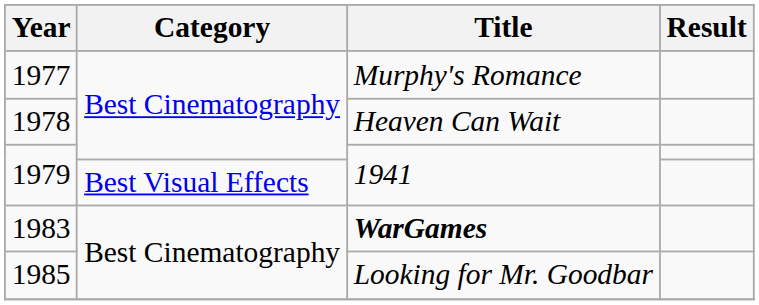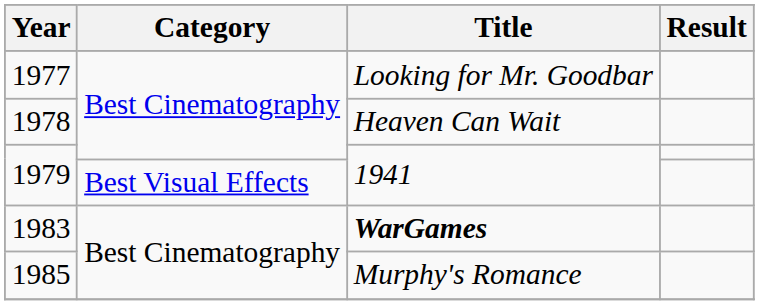(468, 74) Murphy's Romance -> (503, 74) Looking for Mr. Goodbar
(503, 274) Looking for Mr. Goodbar -> (468, 274) Murphy's Romance
